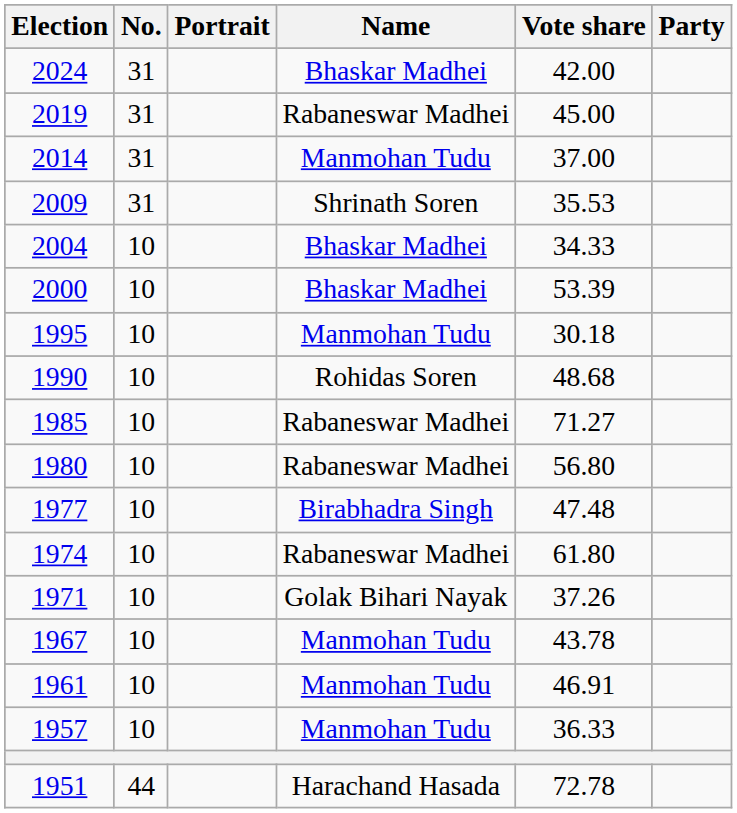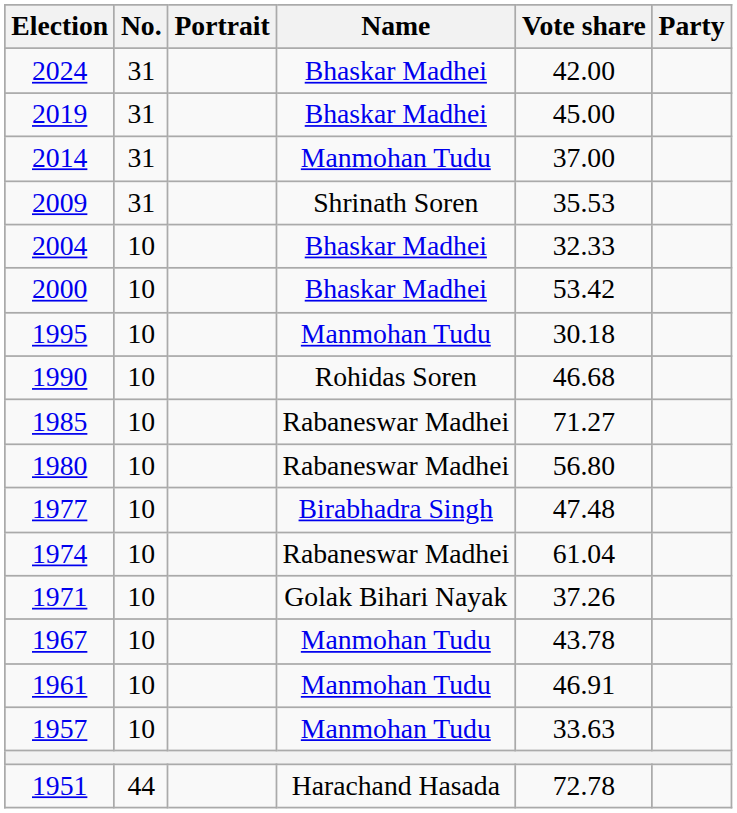(396, 114) Rabaneswar Madhei -> (396, 114) Bhaskar Madhei
(584, 245) 34.33 -> (584, 245) 32.33
(584, 289) 53.39 -> (584, 289) 53.42
(584, 377) 48.68 -> (584, 377) 46.68
(584, 553) 61.80 -> (584, 553) 61.04
(584, 728) 36.33 -> (584, 728) 33.63
